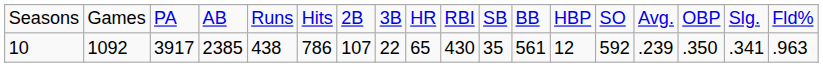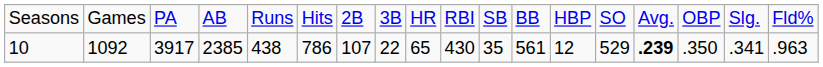(615, 47) 592 -> (615, 47) 529
(656, 47) normal -> (656, 47) bold
